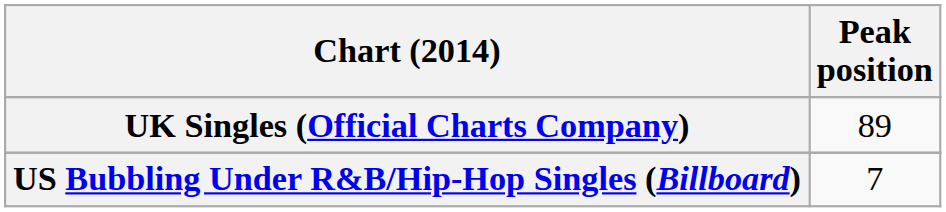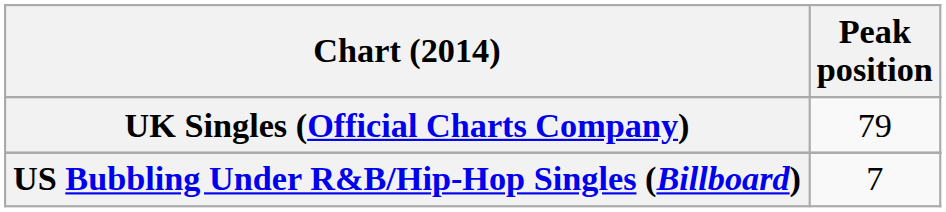(875, 124) 89 -> (875, 124) 79
